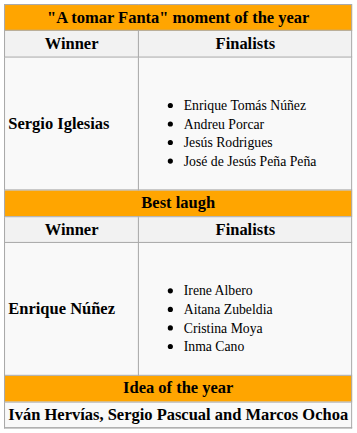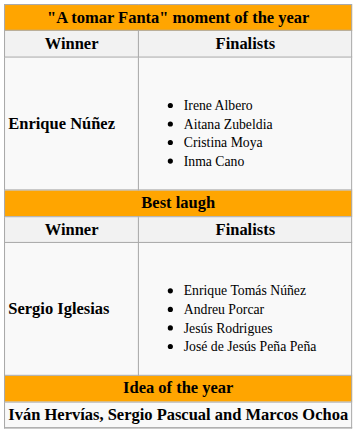rows swapped: (62, 308) <-> (59, 123)
